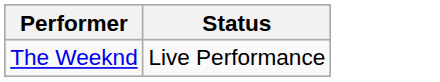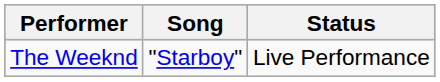+ column: (195, 22)
